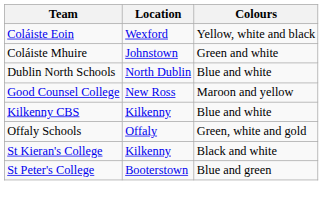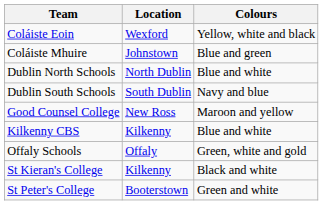(238, 53) Green and white -> (234, 53) Blue and green
+ row: (61, 92)
(234, 170) Blue and green -> (238, 190) Green and white
